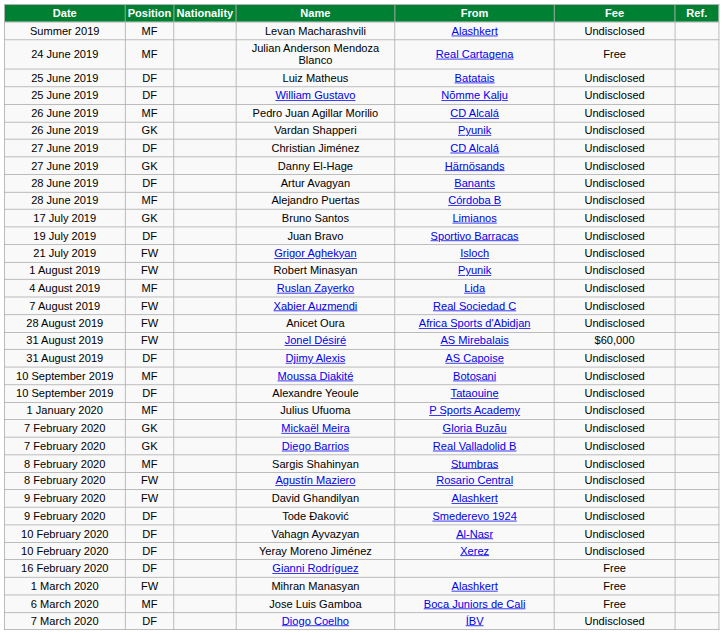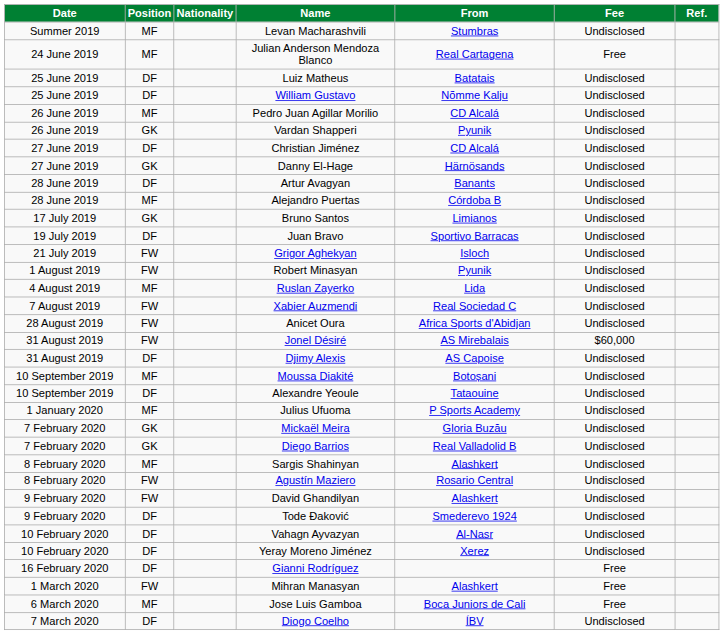(475, 31) Alashkert -> (475, 31) Stumbras
(475, 464) Stumbras -> (475, 464) Alashkert
